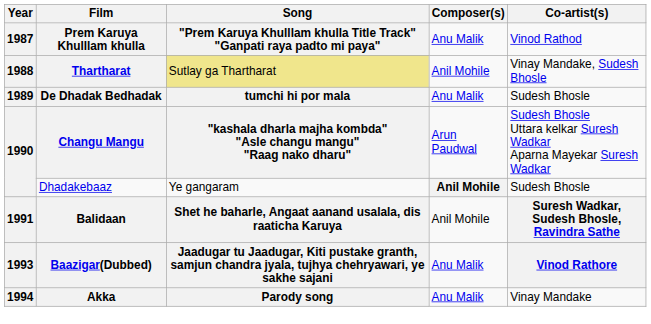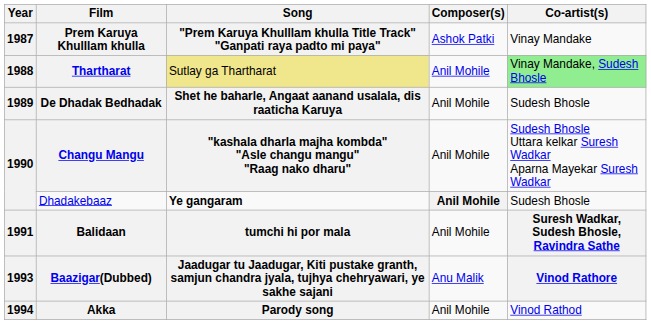(458, 39) Anu Malik -> (463, 39) Ashok Patki
(546, 39) Vinod Rathod -> (551, 39) Vinay Mandake
(574, 71) no background -> (574, 71) lightgreen background
(297, 96) tumchi hi por mala -> (298, 103) Shet he baharle, Angaat aanand usalala, dis raaticha Karuya
(458, 96) Anu Malik -> (461, 103) Anil Mohile
(454, 142) Arun Paudwal -> (461, 155) Anil Mohile
(204, 187) normal -> (206, 201) bold
(297, 219) Shet he baharle, Angaat aanand usalala, dis raaticha Karuya -> (298, 233) tumchi hi por mala
(458, 297) Anu Malik -> (461, 310) Anil Mohile
(551, 297) Vinay Mandake -> (546, 310) Vinod Rathod
